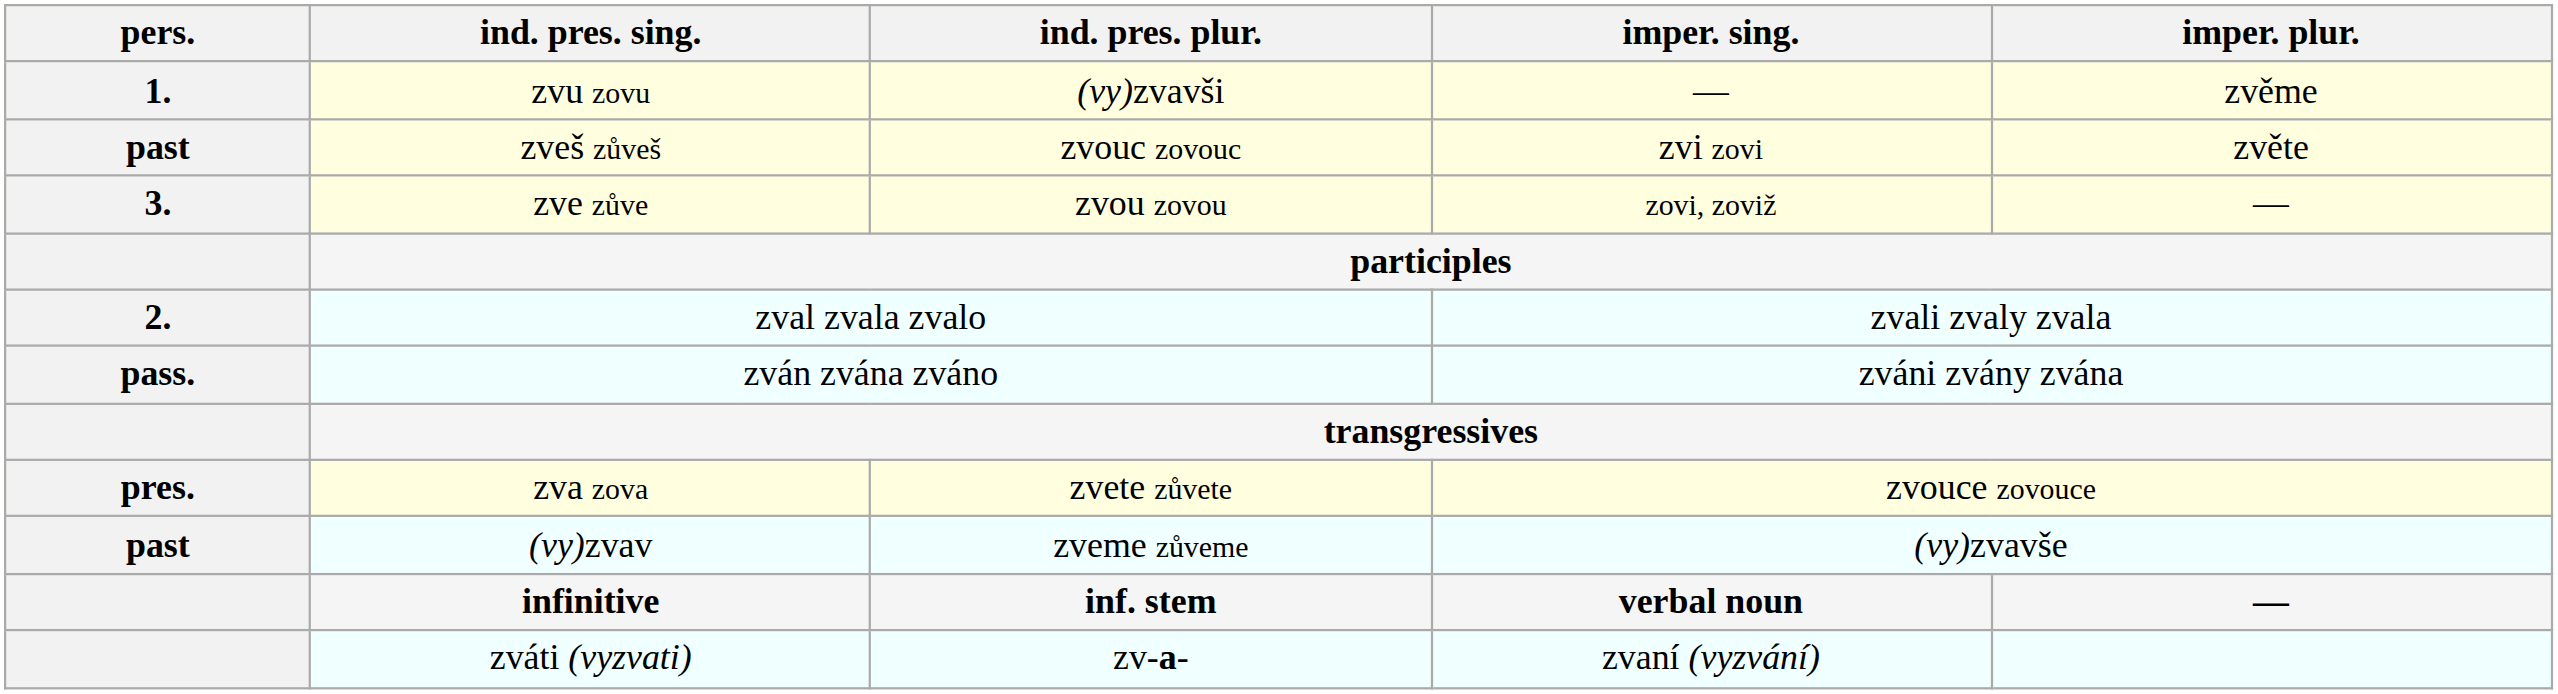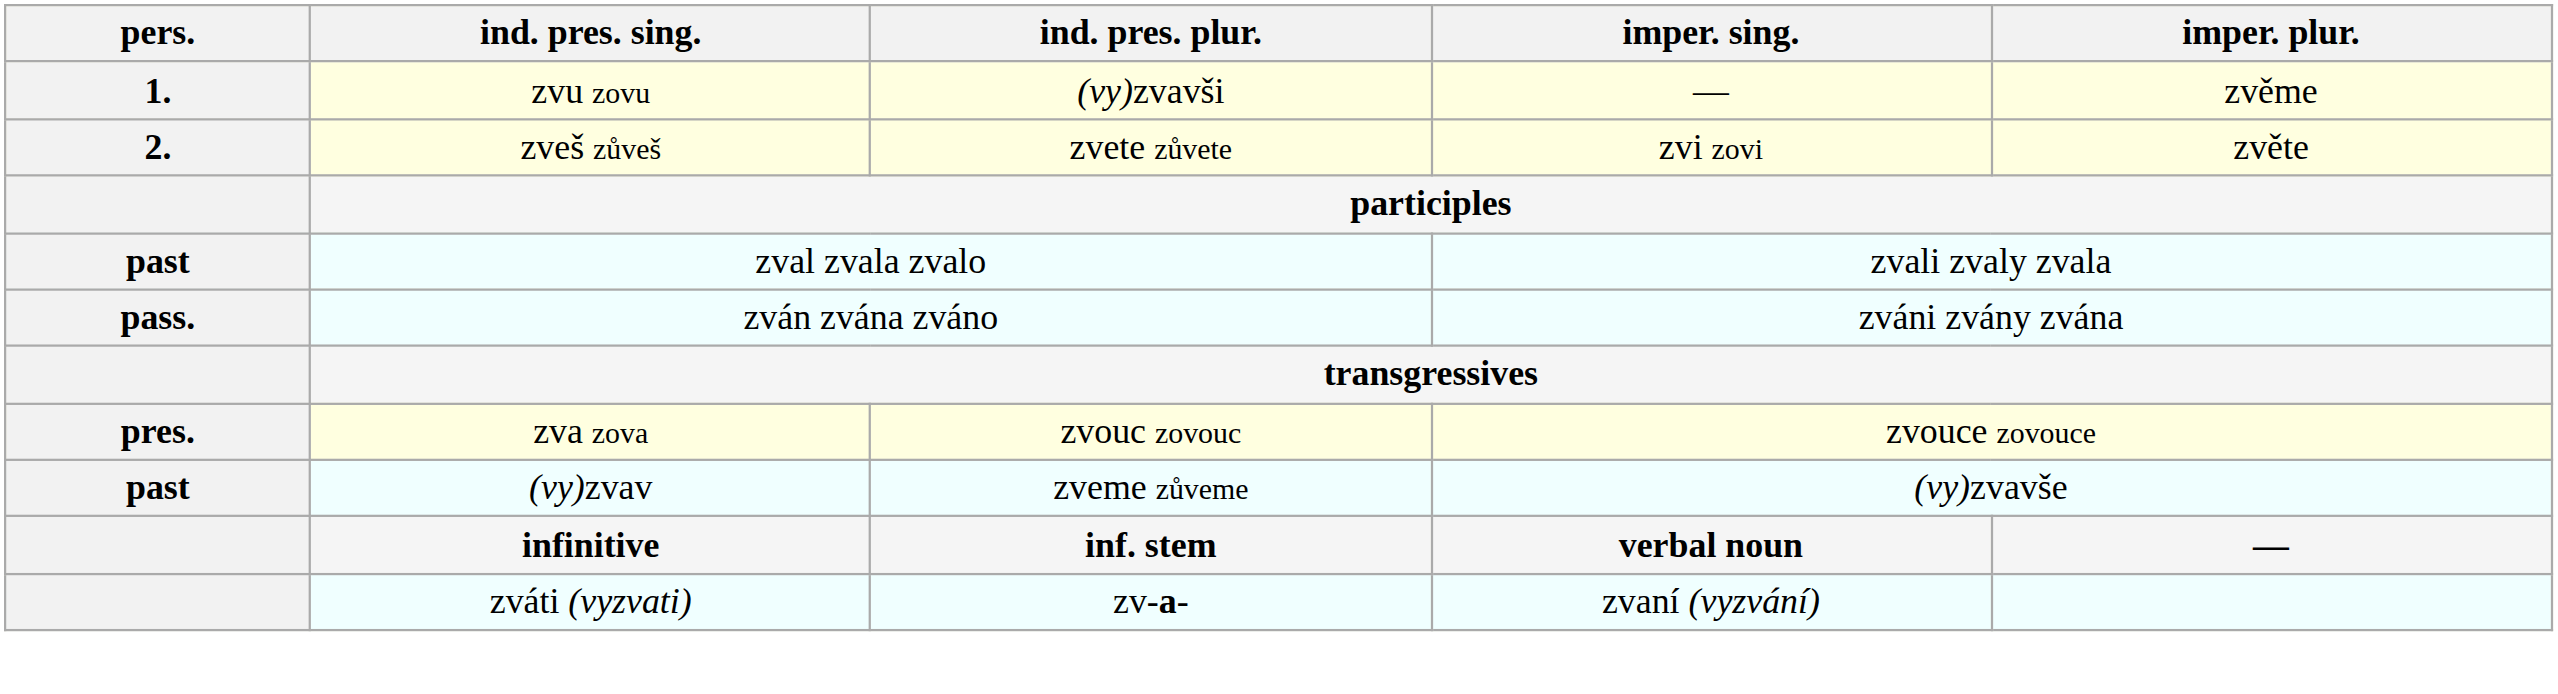(158, 146) past -> (158, 146) 2.
(1151, 146) zvouc zovouc -> (1151, 146) zvete zůvete
- row: (591, 203)
(158, 317) 2. -> (158, 260) past
(1151, 487) zvete zůvete -> (1151, 430) zvouc zovouc
